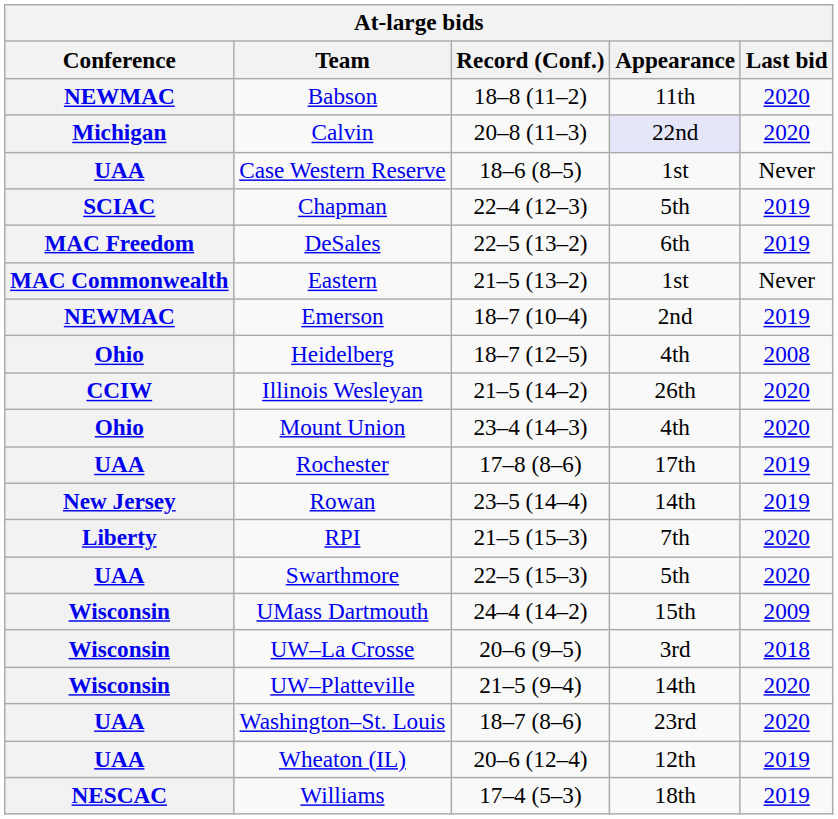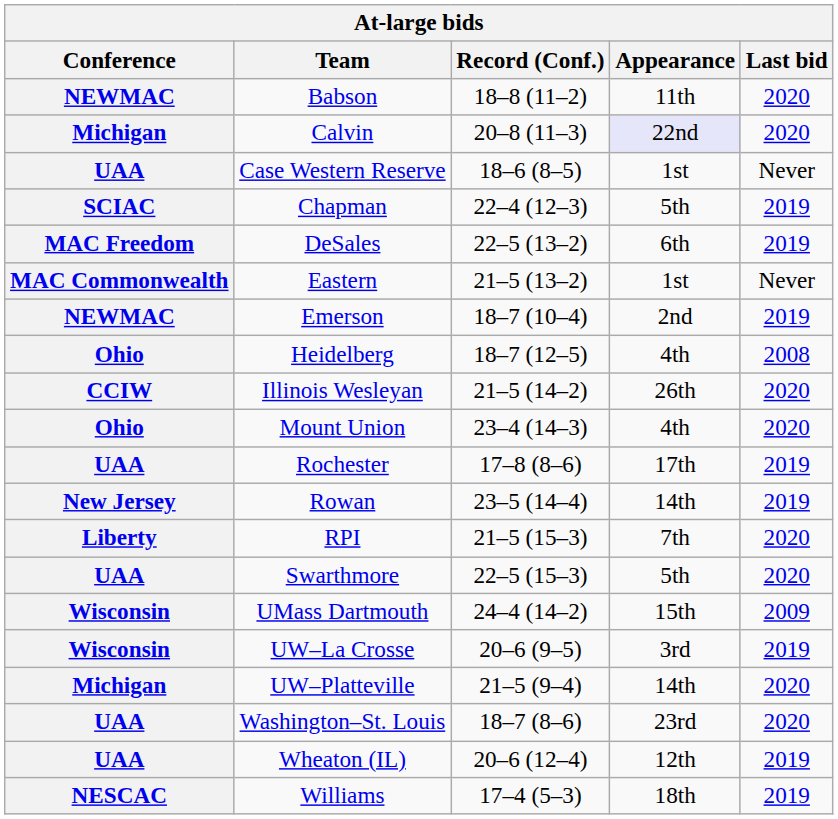(787, 648) 2018 -> (787, 648) 2019
(119, 685) Wisconsin -> (119, 685) Michigan
